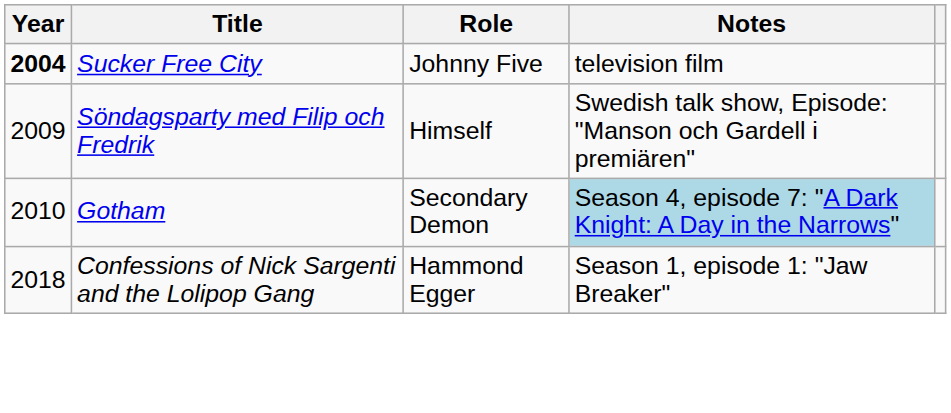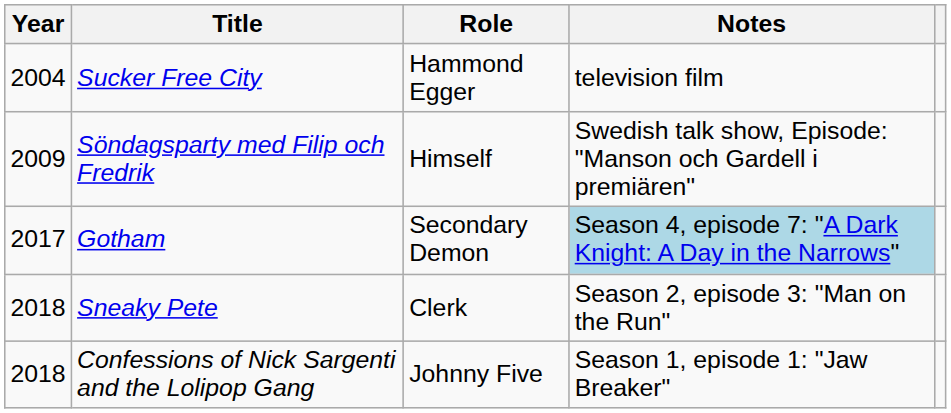(38, 63) bold -> (38, 77) normal
(476, 63) Johnny Five -> (466, 77) Hammond Egger
(38, 211) 2010 -> (38, 239) 2017
+ row: (147, 307)
(466, 279) Hammond Egger -> (476, 374) Johnny Five
